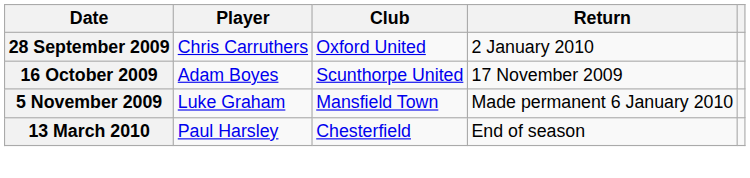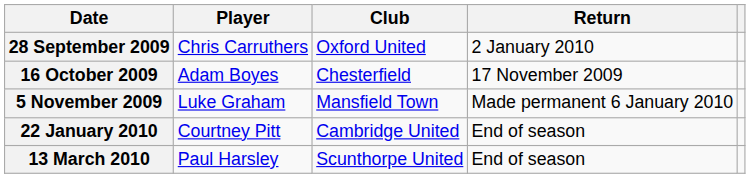(390, 74) Scunthorpe United -> (364, 74) Chesterfield
+ row: (89, 131)
(364, 131) Chesterfield -> (390, 159) Scunthorpe United
